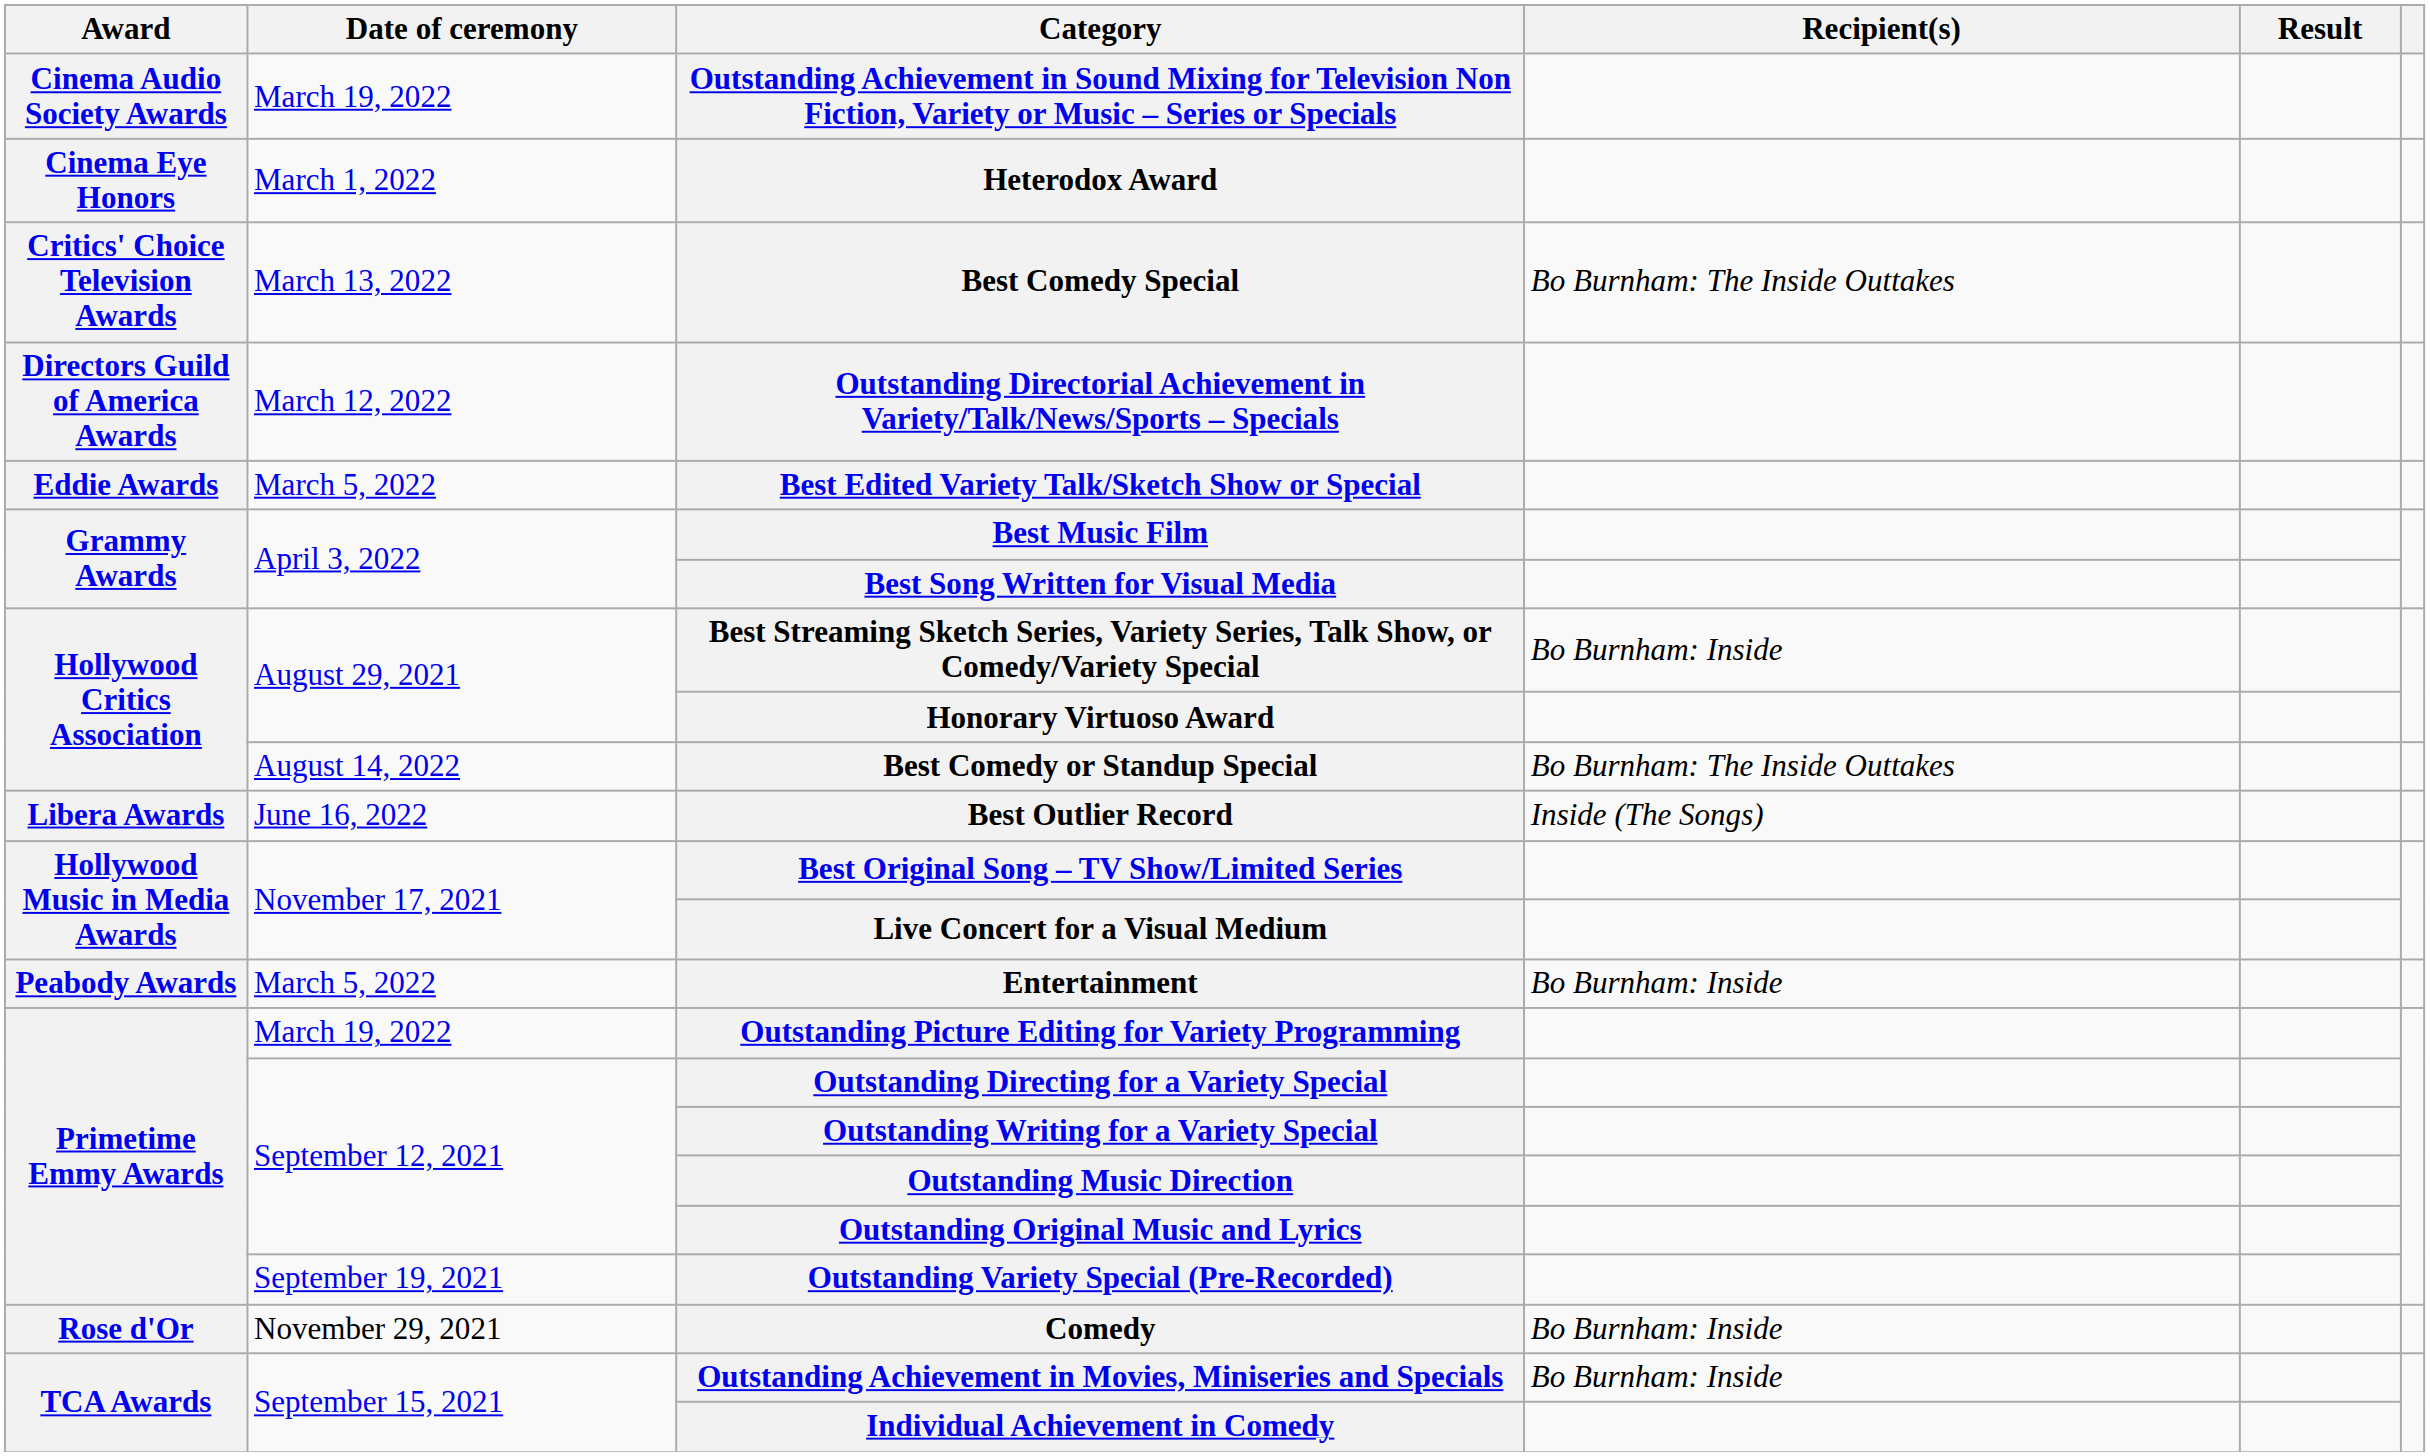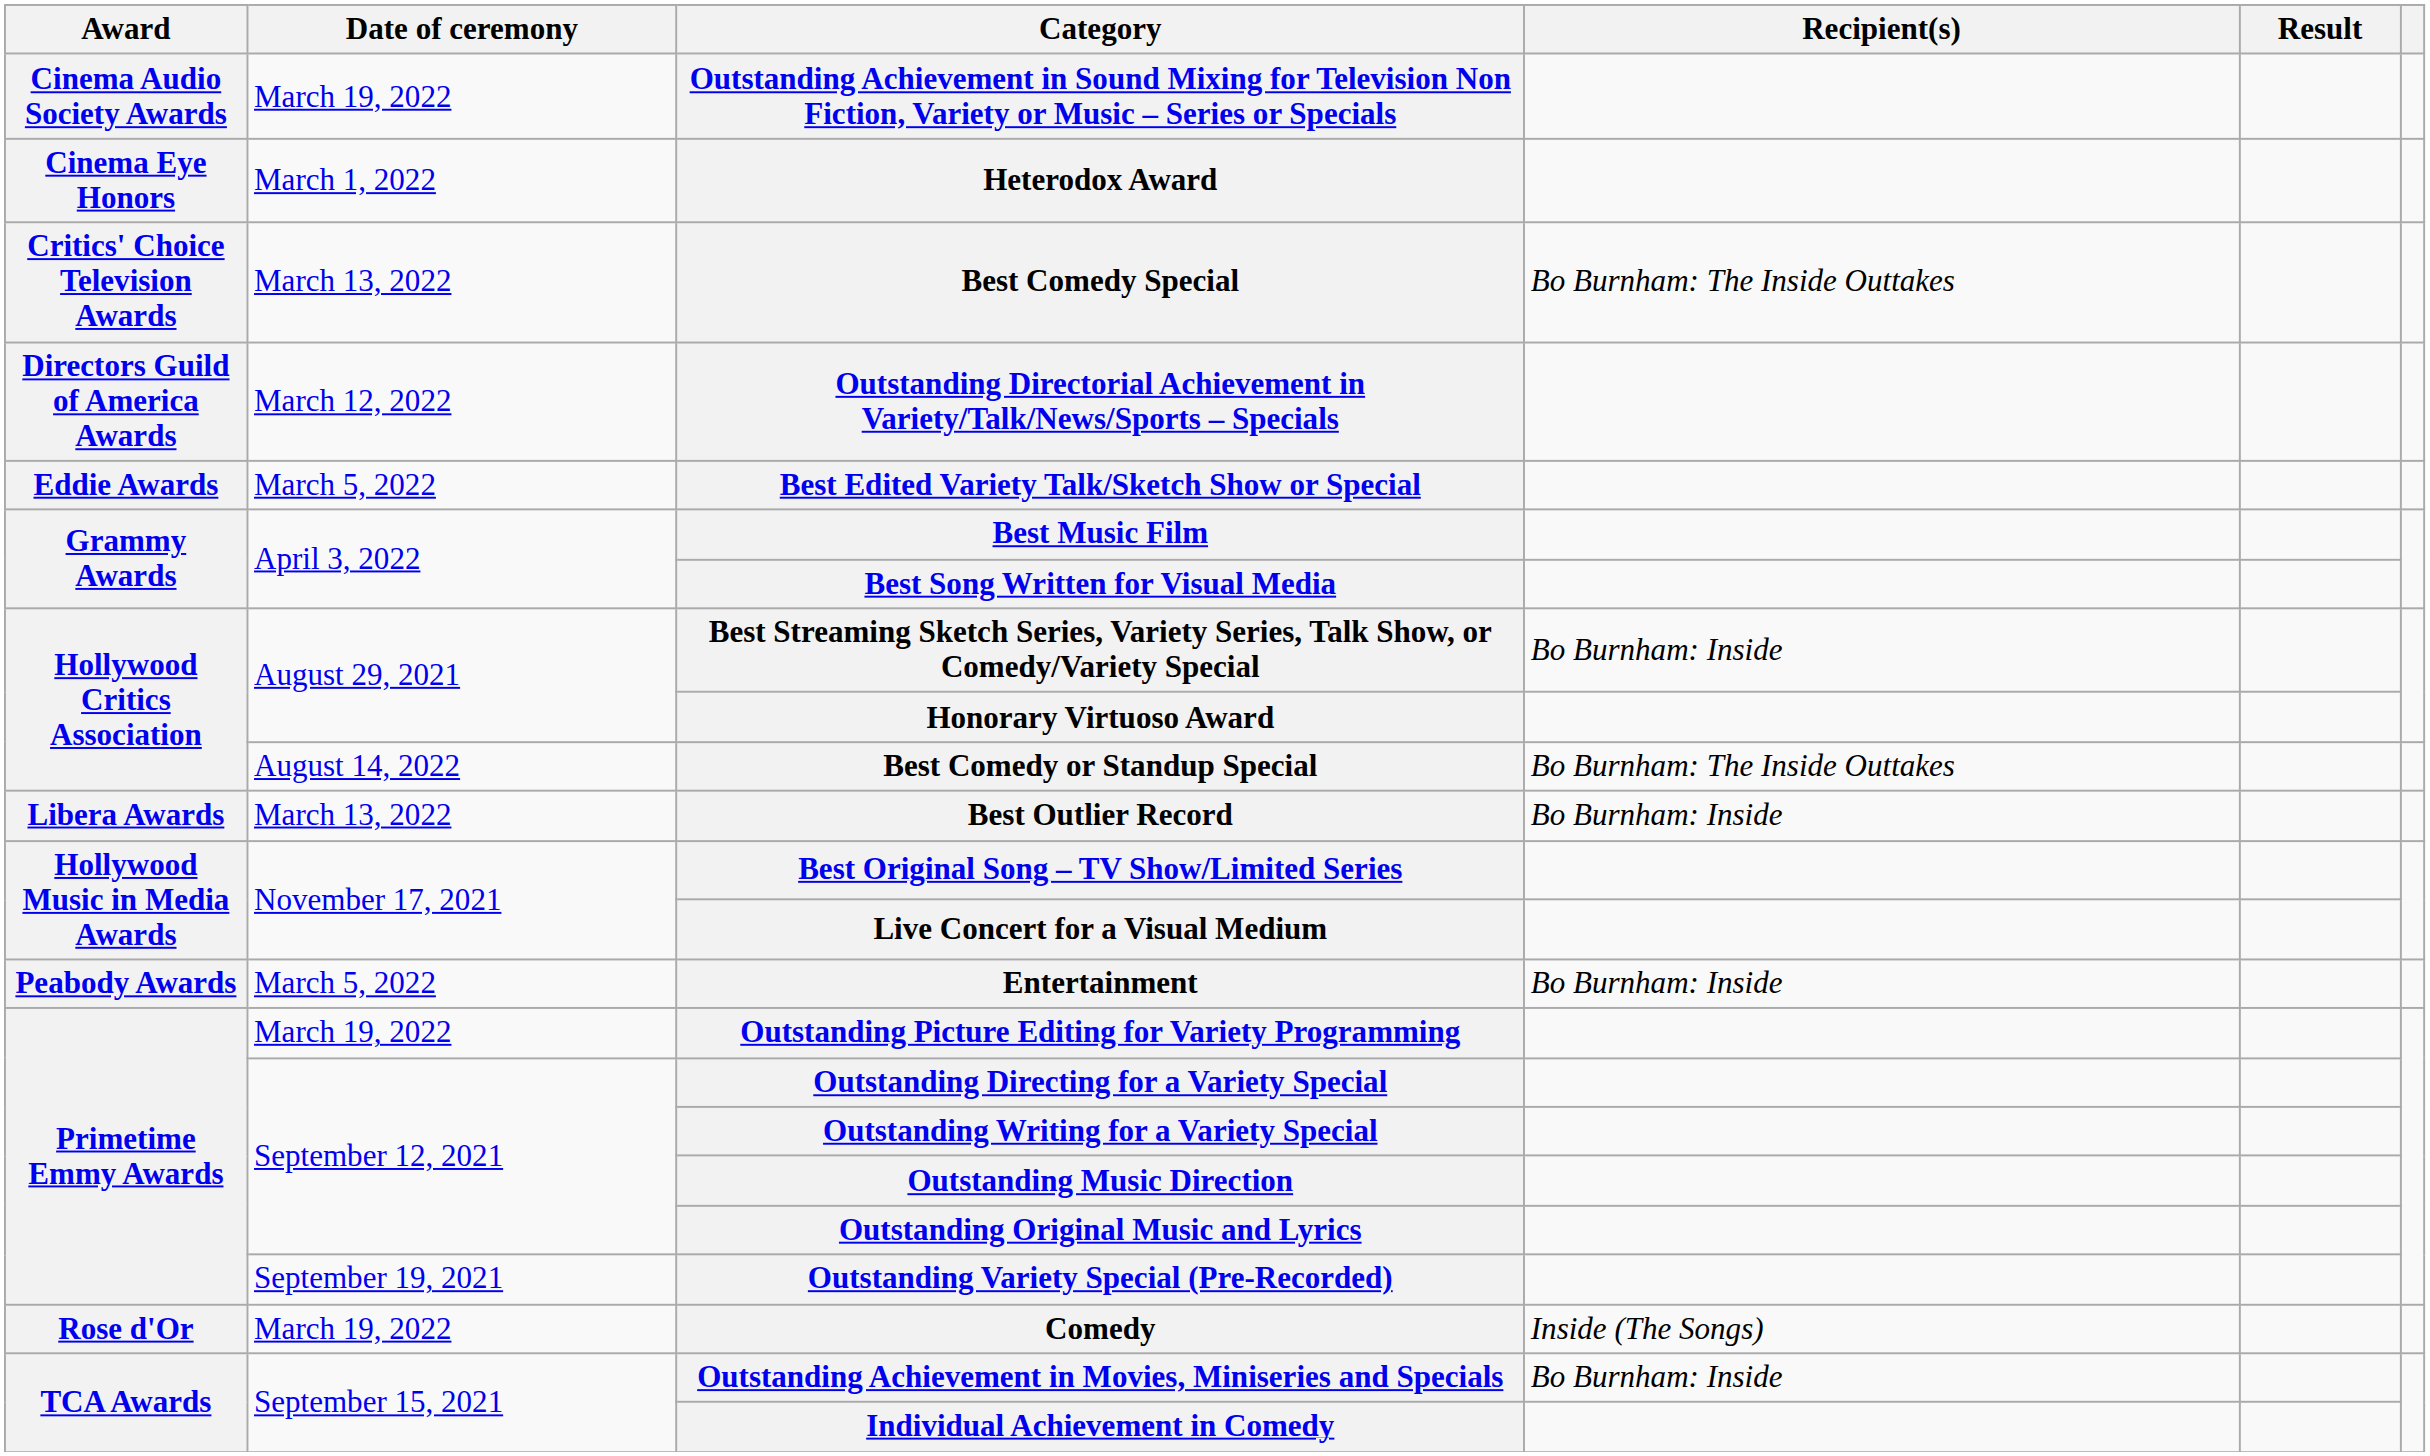(341, 815) June 16, 2022 -> (353, 815) March 13, 2022
(1647, 815) Inside (The Songs) -> (1657, 815) Bo Burnham: Inside
(378, 1327) November 29, 2021 -> (353, 1327) March 19, 2022
(1657, 1327) Bo Burnham: Inside -> (1647, 1327) Inside (The Songs)
